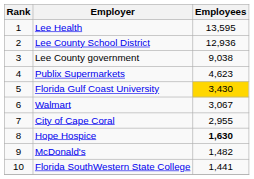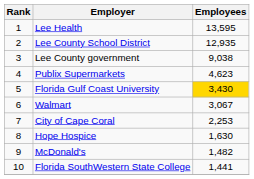(221, 43) 12,936 -> (221, 43) 12,935
(221, 120) 2,955 -> (221, 120) 2,253
(221, 136) bold -> (221, 136) normal
